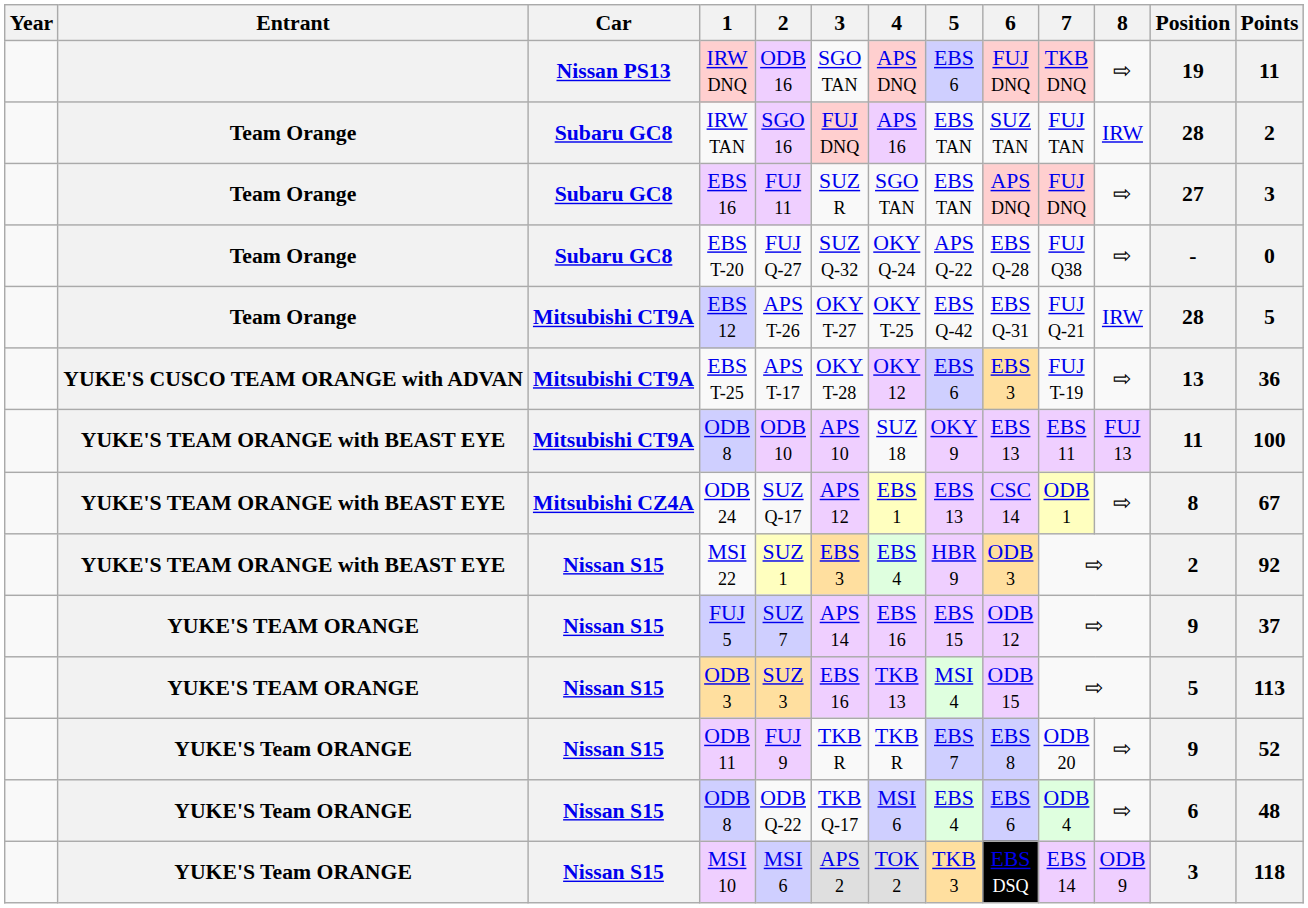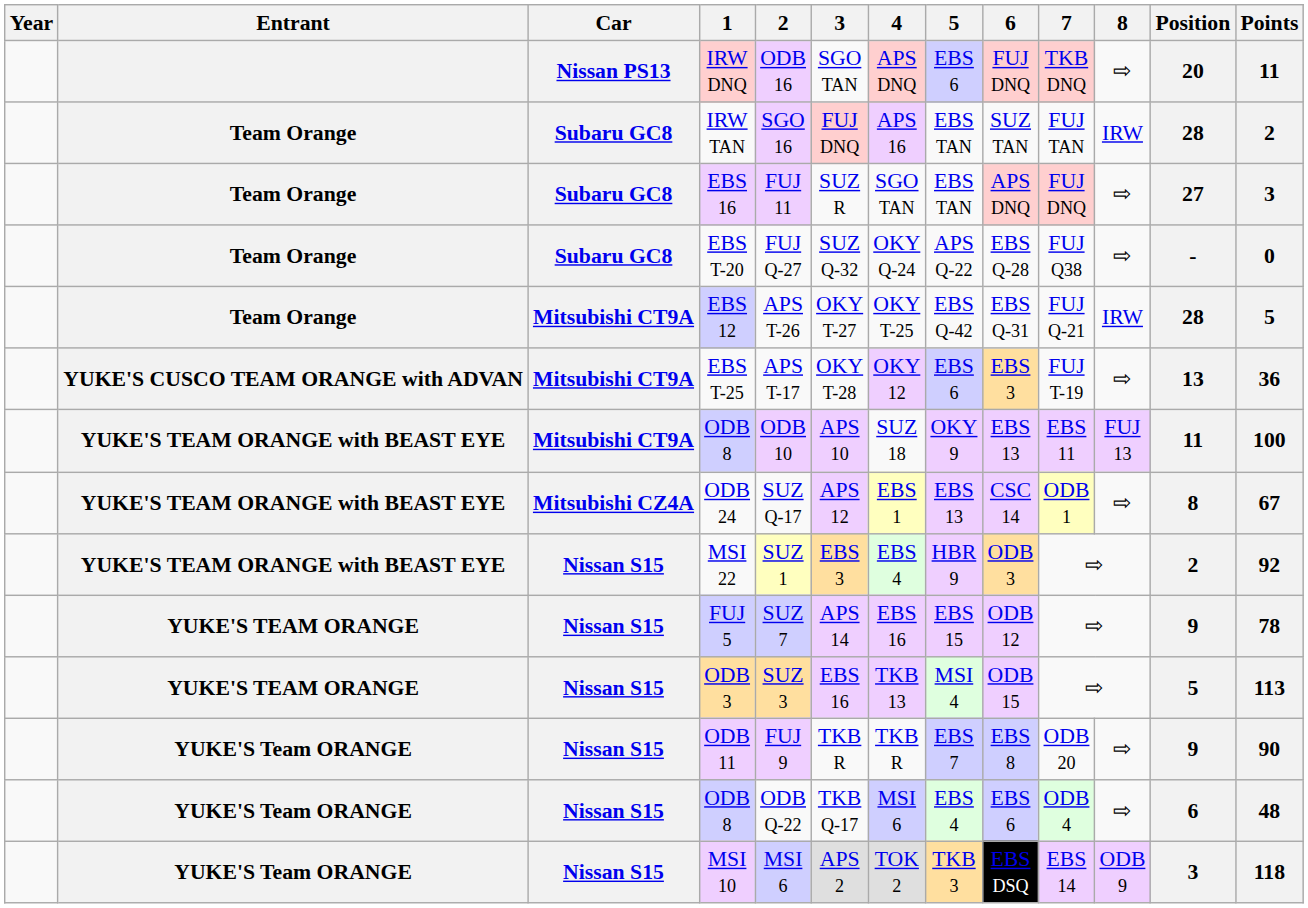(1193, 71) 19 -> (1193, 71) 20
(1269, 625) 37 -> (1269, 625) 78
(1269, 748) 52 -> (1269, 748) 90
